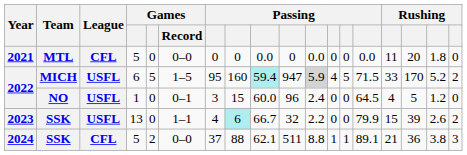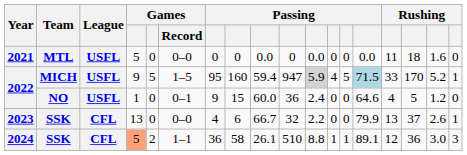(103, 56) CFL -> (103, 56) USFL
(414, 56) 20 -> (414, 56) 18
(438, 56) 1.8 -> (438, 56) 1.6
(136, 77) 6 -> (136, 77) 9
(265, 77) paleturquoise background -> (265, 77) no background
(367, 77) no background -> (367, 77) lightblue background
(455, 77) 2 -> (455, 77) 1
(215, 98) 3 -> (215, 98) 9
(292, 98) 96 -> (292, 98) 36
(367, 98) 64.5 -> (367, 98) 64.6
(103, 118) USFL -> (103, 118) CFL
(182, 118) 1–1 -> (182, 118) 0–0
(237, 118) paleturquoise background -> (237, 118) no background
(391, 118) 15 -> (391, 118) 13
(414, 118) 39 -> (414, 118) 37
(455, 118) 2 -> (455, 118) 1
(136, 139) no background -> (136, 139) lightsalmon background
(182, 139) 0–0 -> (182, 139) 1–1
(215, 139) 37 -> (215, 139) 36
(237, 139) 88 -> (237, 139) 58
(265, 139) 62.1 -> (265, 139) 26.1
(292, 139) 511 -> (292, 139) 510
(391, 139) 21 -> (391, 139) 12
(438, 139) 3.8 -> (438, 139) 3.0
